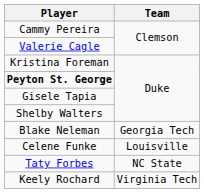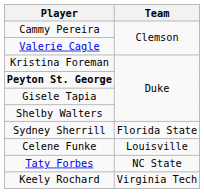+ row: (59, 130)
- row: (59, 130)
